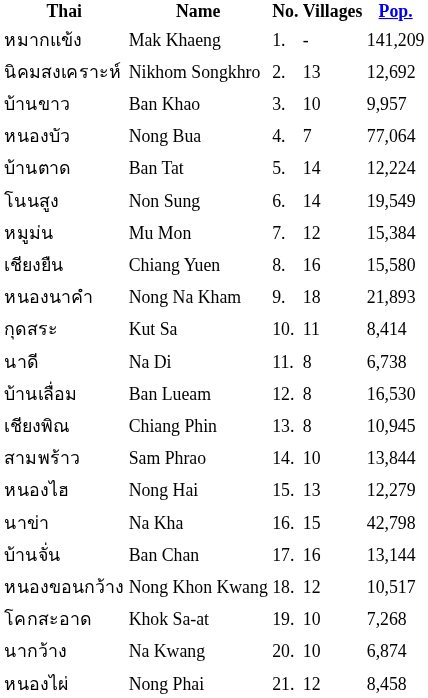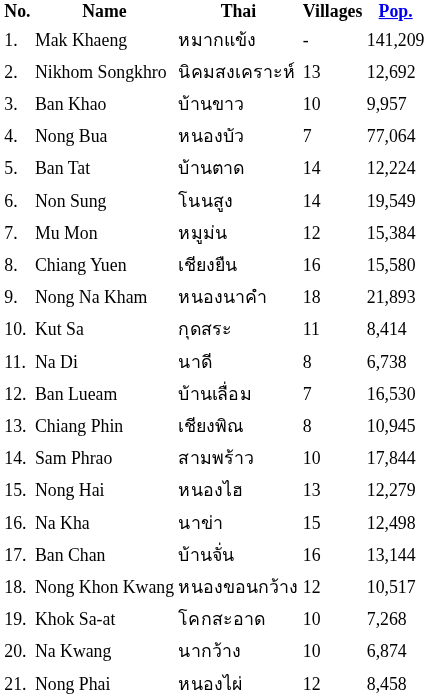columns swapped: (285, 11) <-> (64, 11)
(307, 393) 8 -> (307, 393) 7
(391, 458) 13,844 -> (391, 458) 17,844
(391, 522) 42,798 -> (391, 522) 12,498
